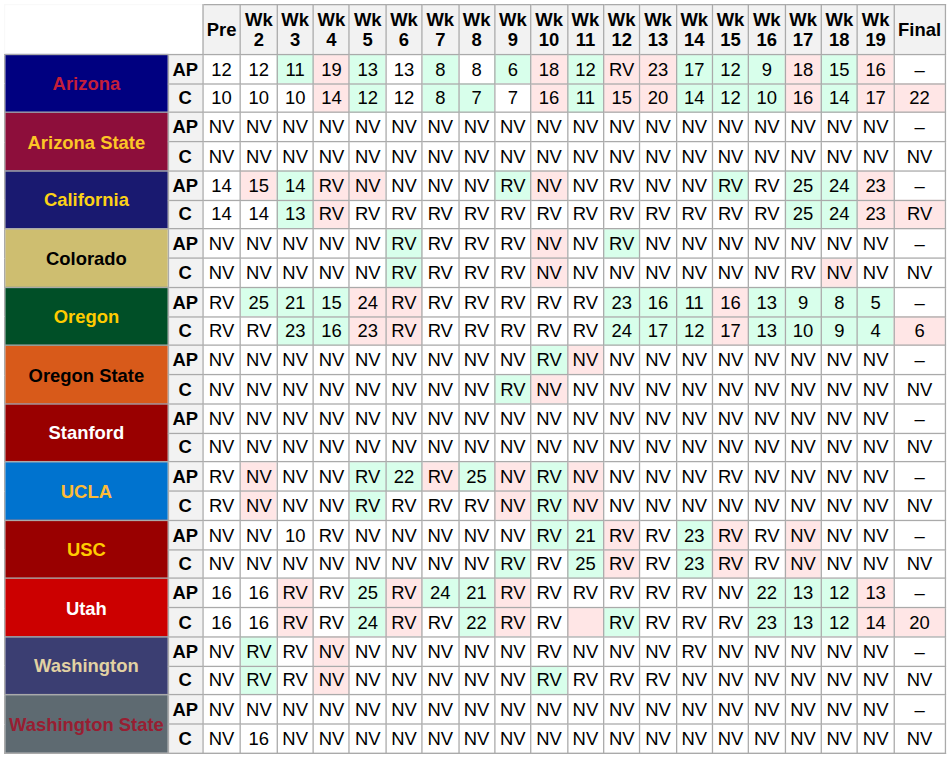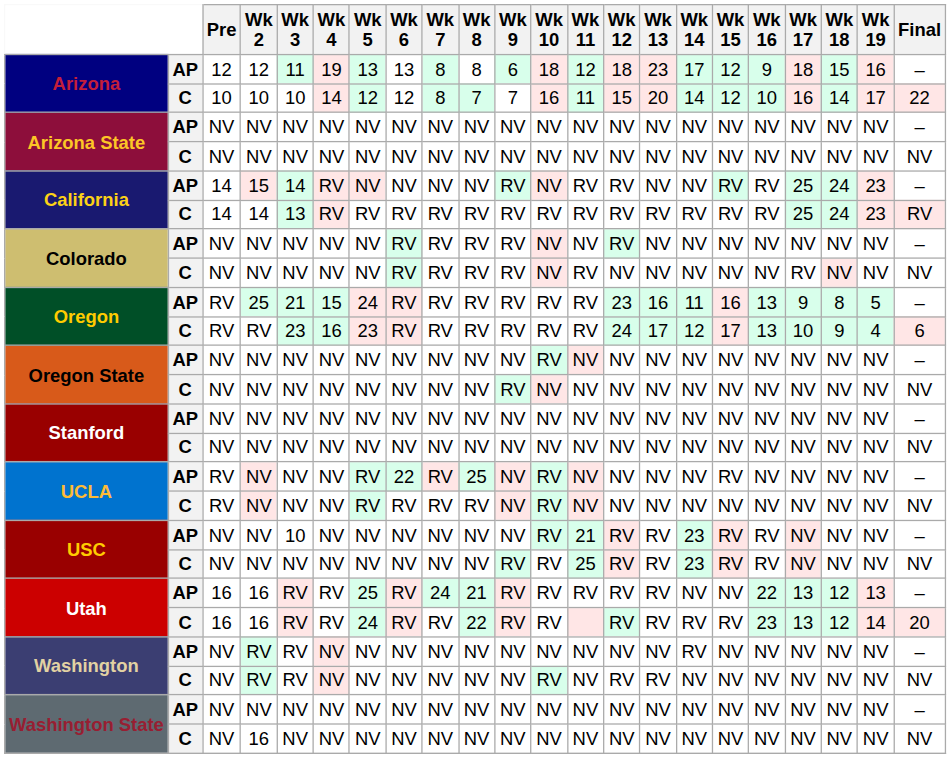(622, 69) RV -> (622, 69) 18
(585, 186) NV -> (585, 186) RV
(585, 273) NV -> (585, 273) RV
(331, 535) RV -> (331, 535) NV
(694, 593) RV -> (694, 593) NV
(549, 652) RV -> (549, 652) NV
(585, 681) RV -> (585, 681) NV
